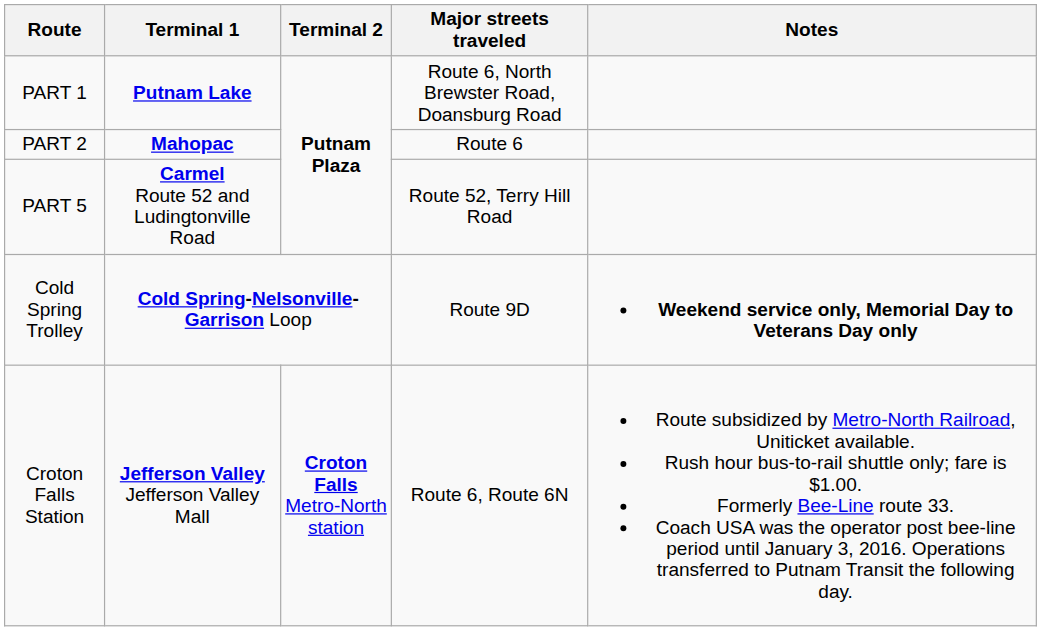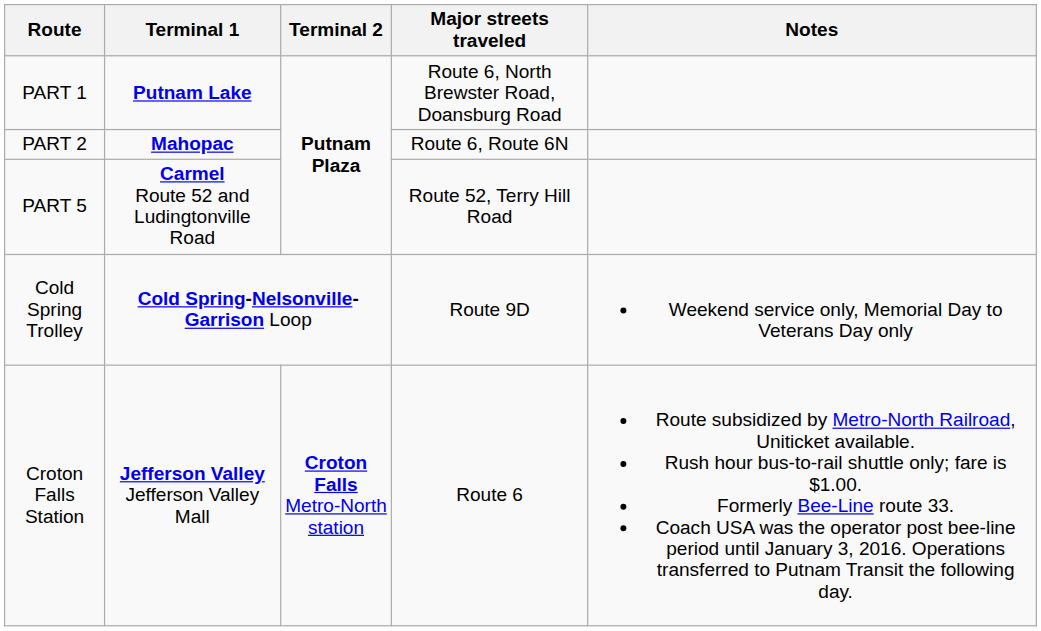(490, 144) Route 6 -> (490, 144) Route 6, Route 6N
(812, 320) bold -> (812, 320) normal
(490, 495) Route 6, Route 6N -> (490, 495) Route 6
